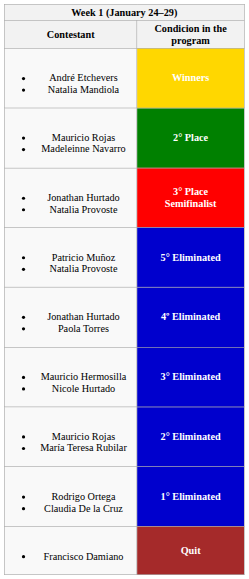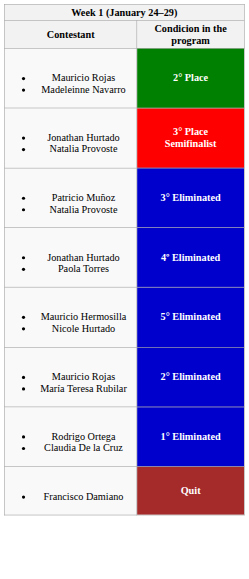- row: (71, 84)
(191, 257) 5° Eliminated -> (191, 197) 3° Eliminated
(191, 377) 3° Eliminated -> (191, 317) 5° Eliminated
